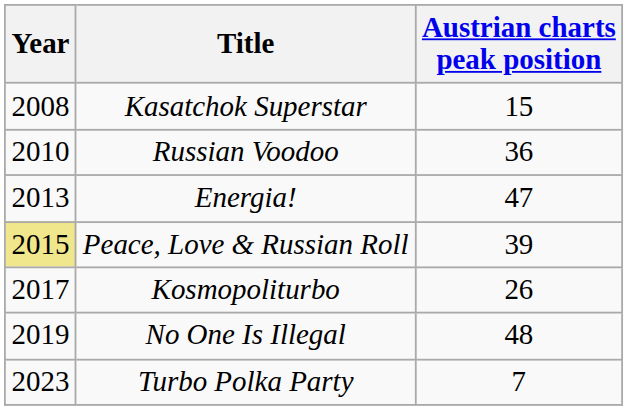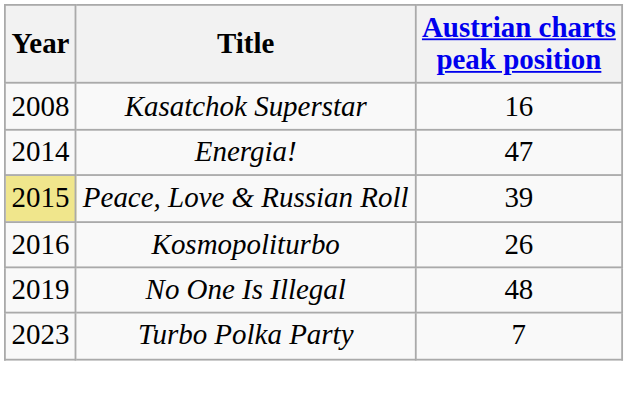(519, 105) 15 -> (519, 105) 16
- row: (246, 151)
(41, 197) 2013 -> (41, 151) 2014
(41, 289) 2017 -> (41, 243) 2016
